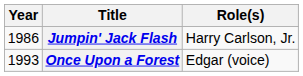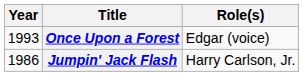rows swapped: (112, 37) <-> (112, 60)
